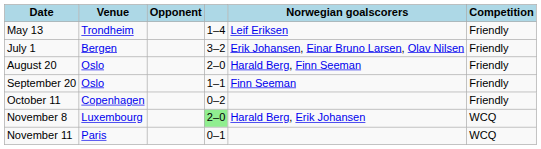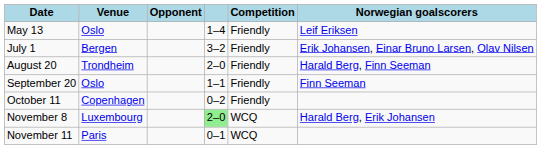columns swapped: (501, 13) <-> (347, 13)
(108, 30) Trondheim -> (93, 30) Oslo
(93, 65) Oslo -> (108, 65) Trondheim
